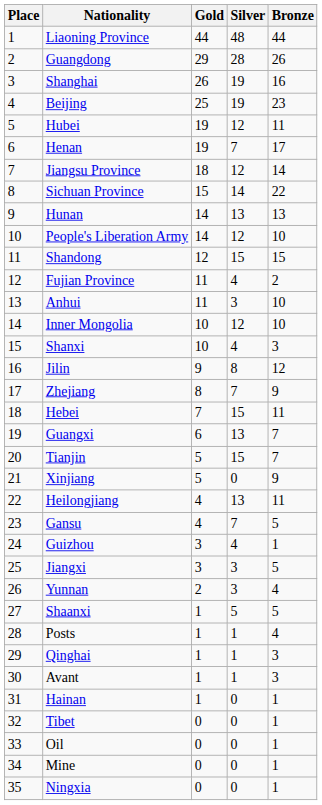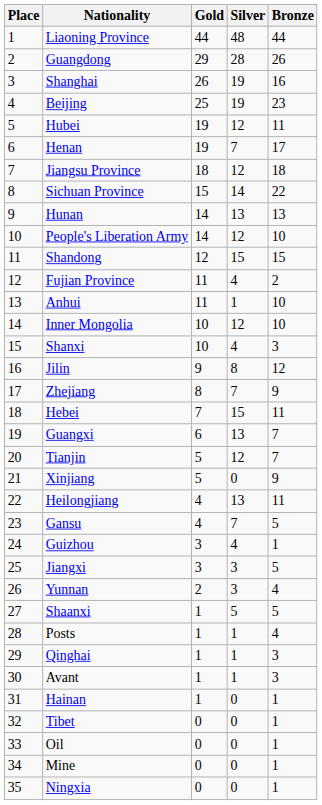(279, 170) 14 -> (279, 170) 18
(234, 302) 3 -> (234, 302) 1
(237, 457) 15 -> (237, 457) 12
